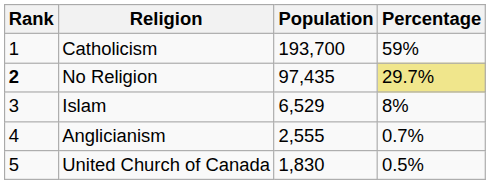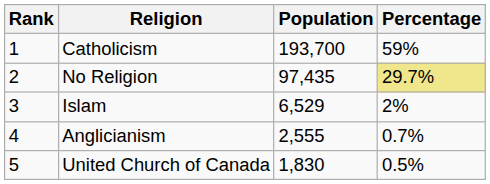(14, 77) bold -> (14, 77) normal
(395, 106) 8% -> (395, 106) 2%
